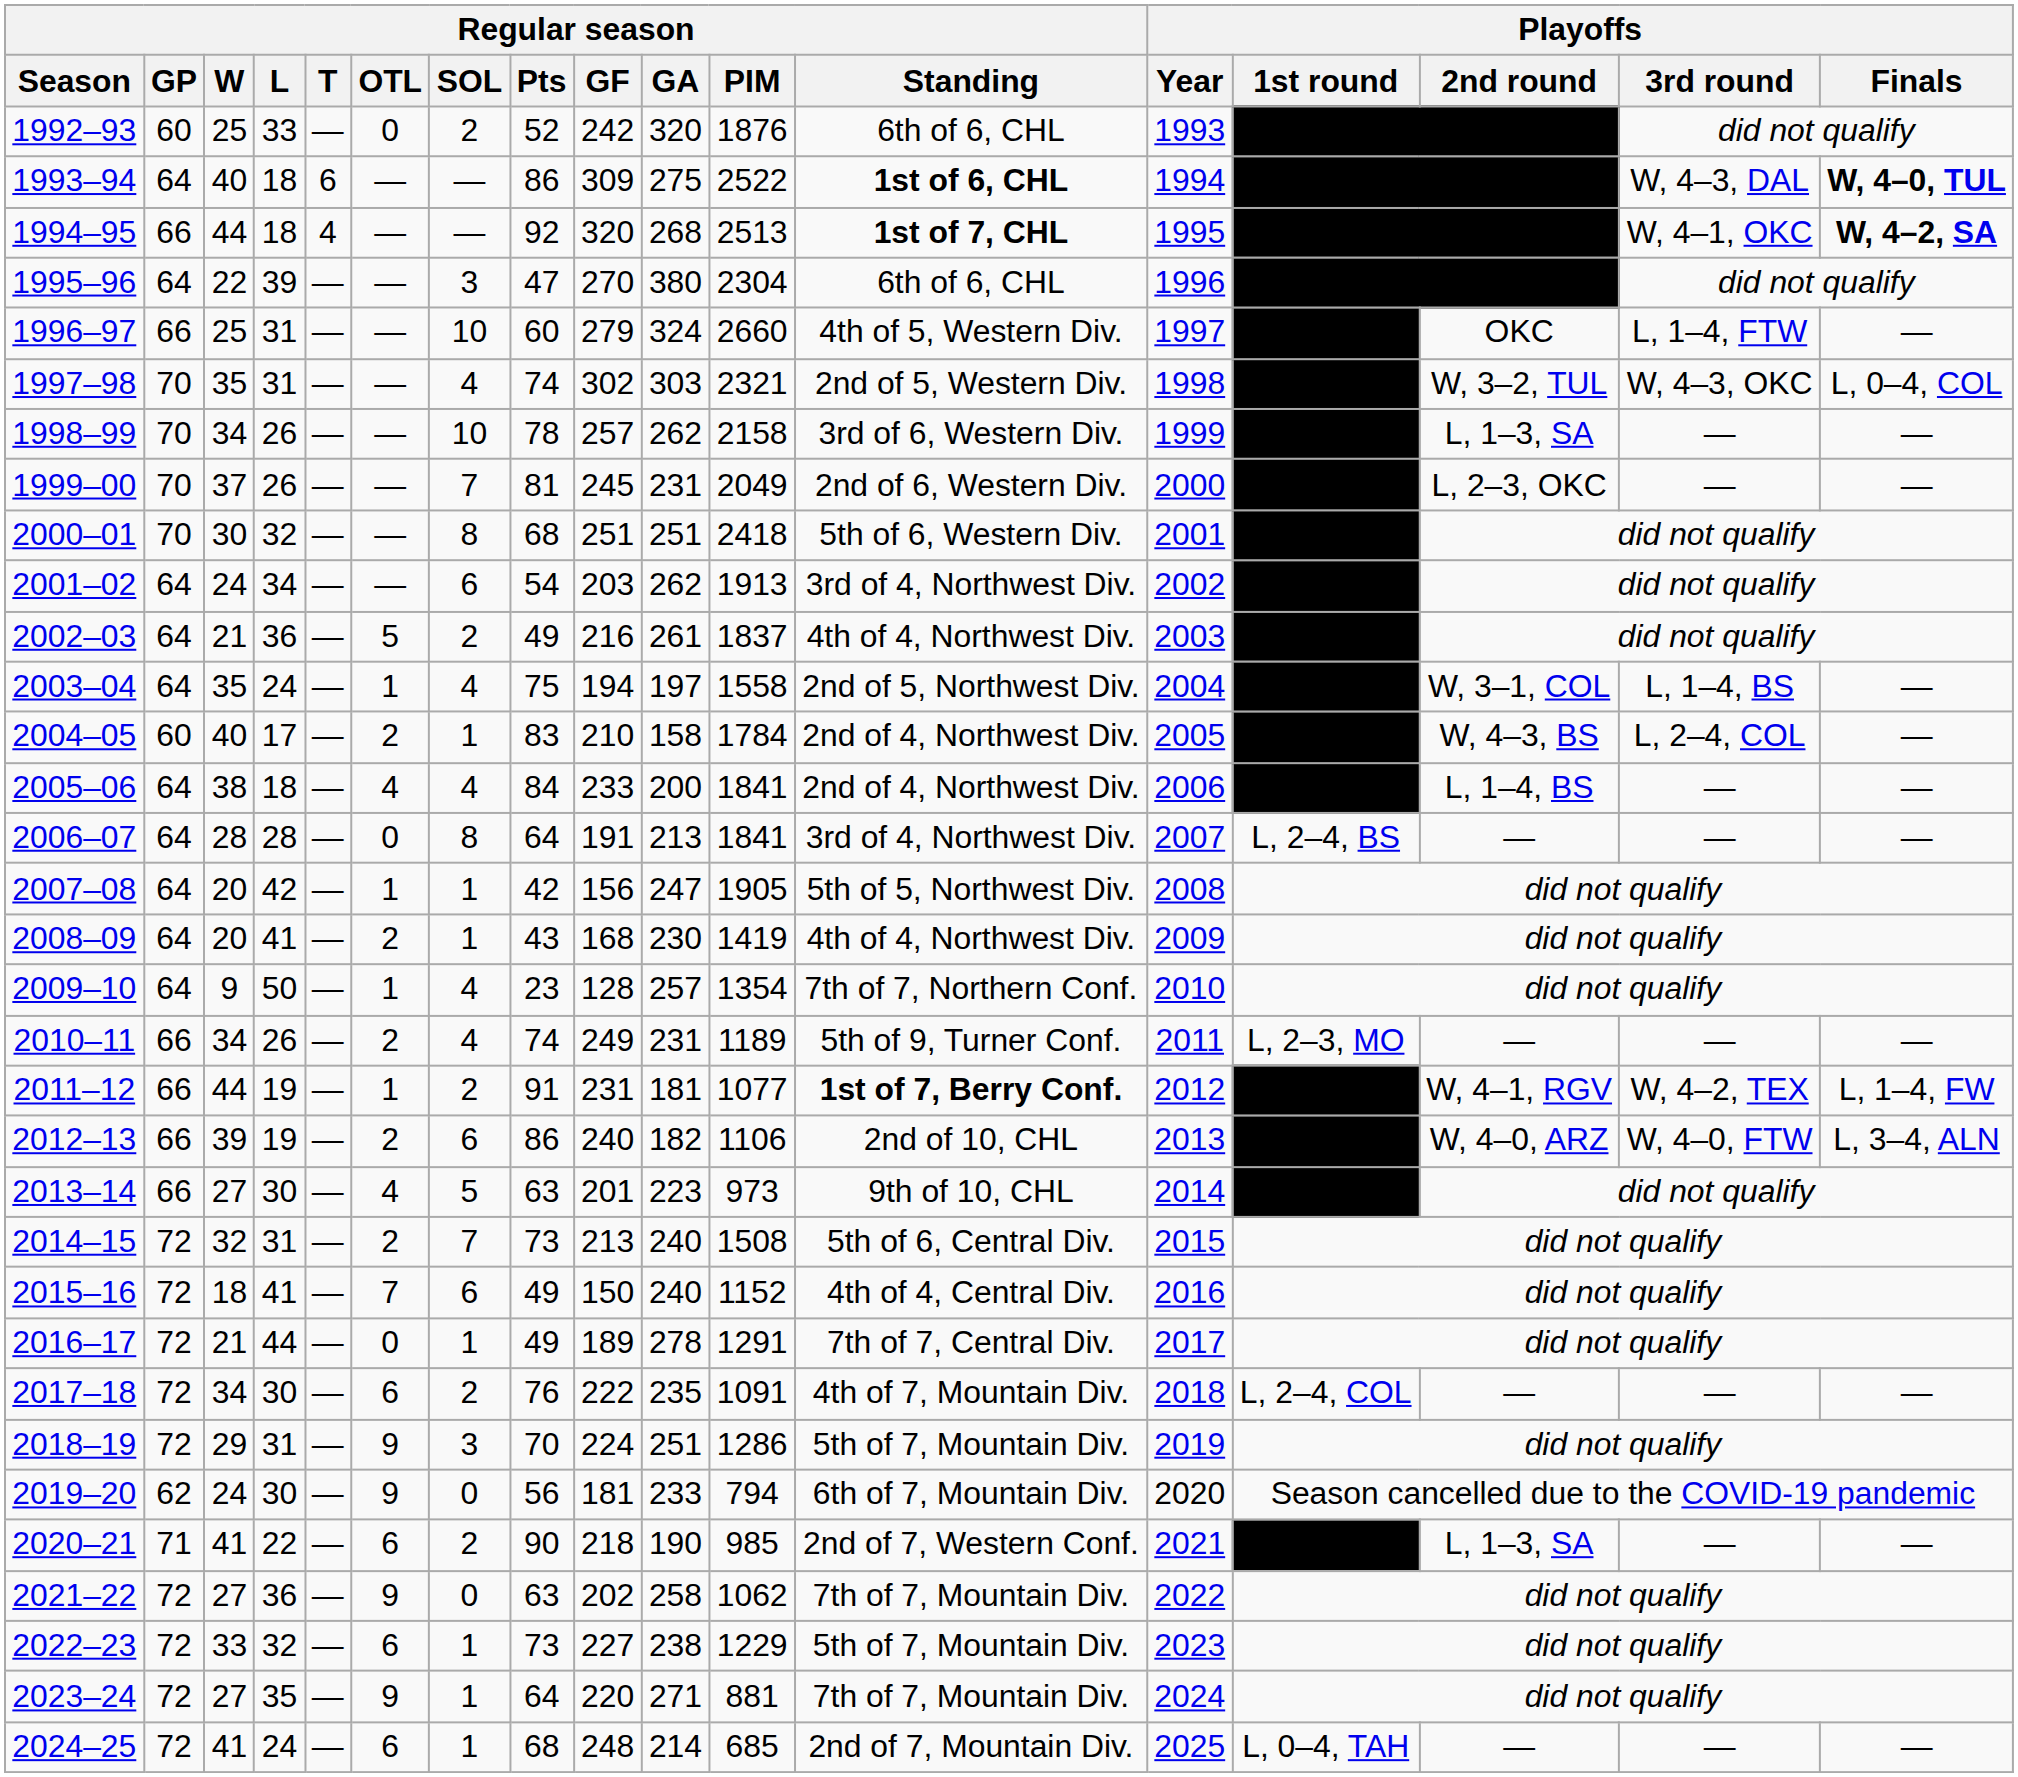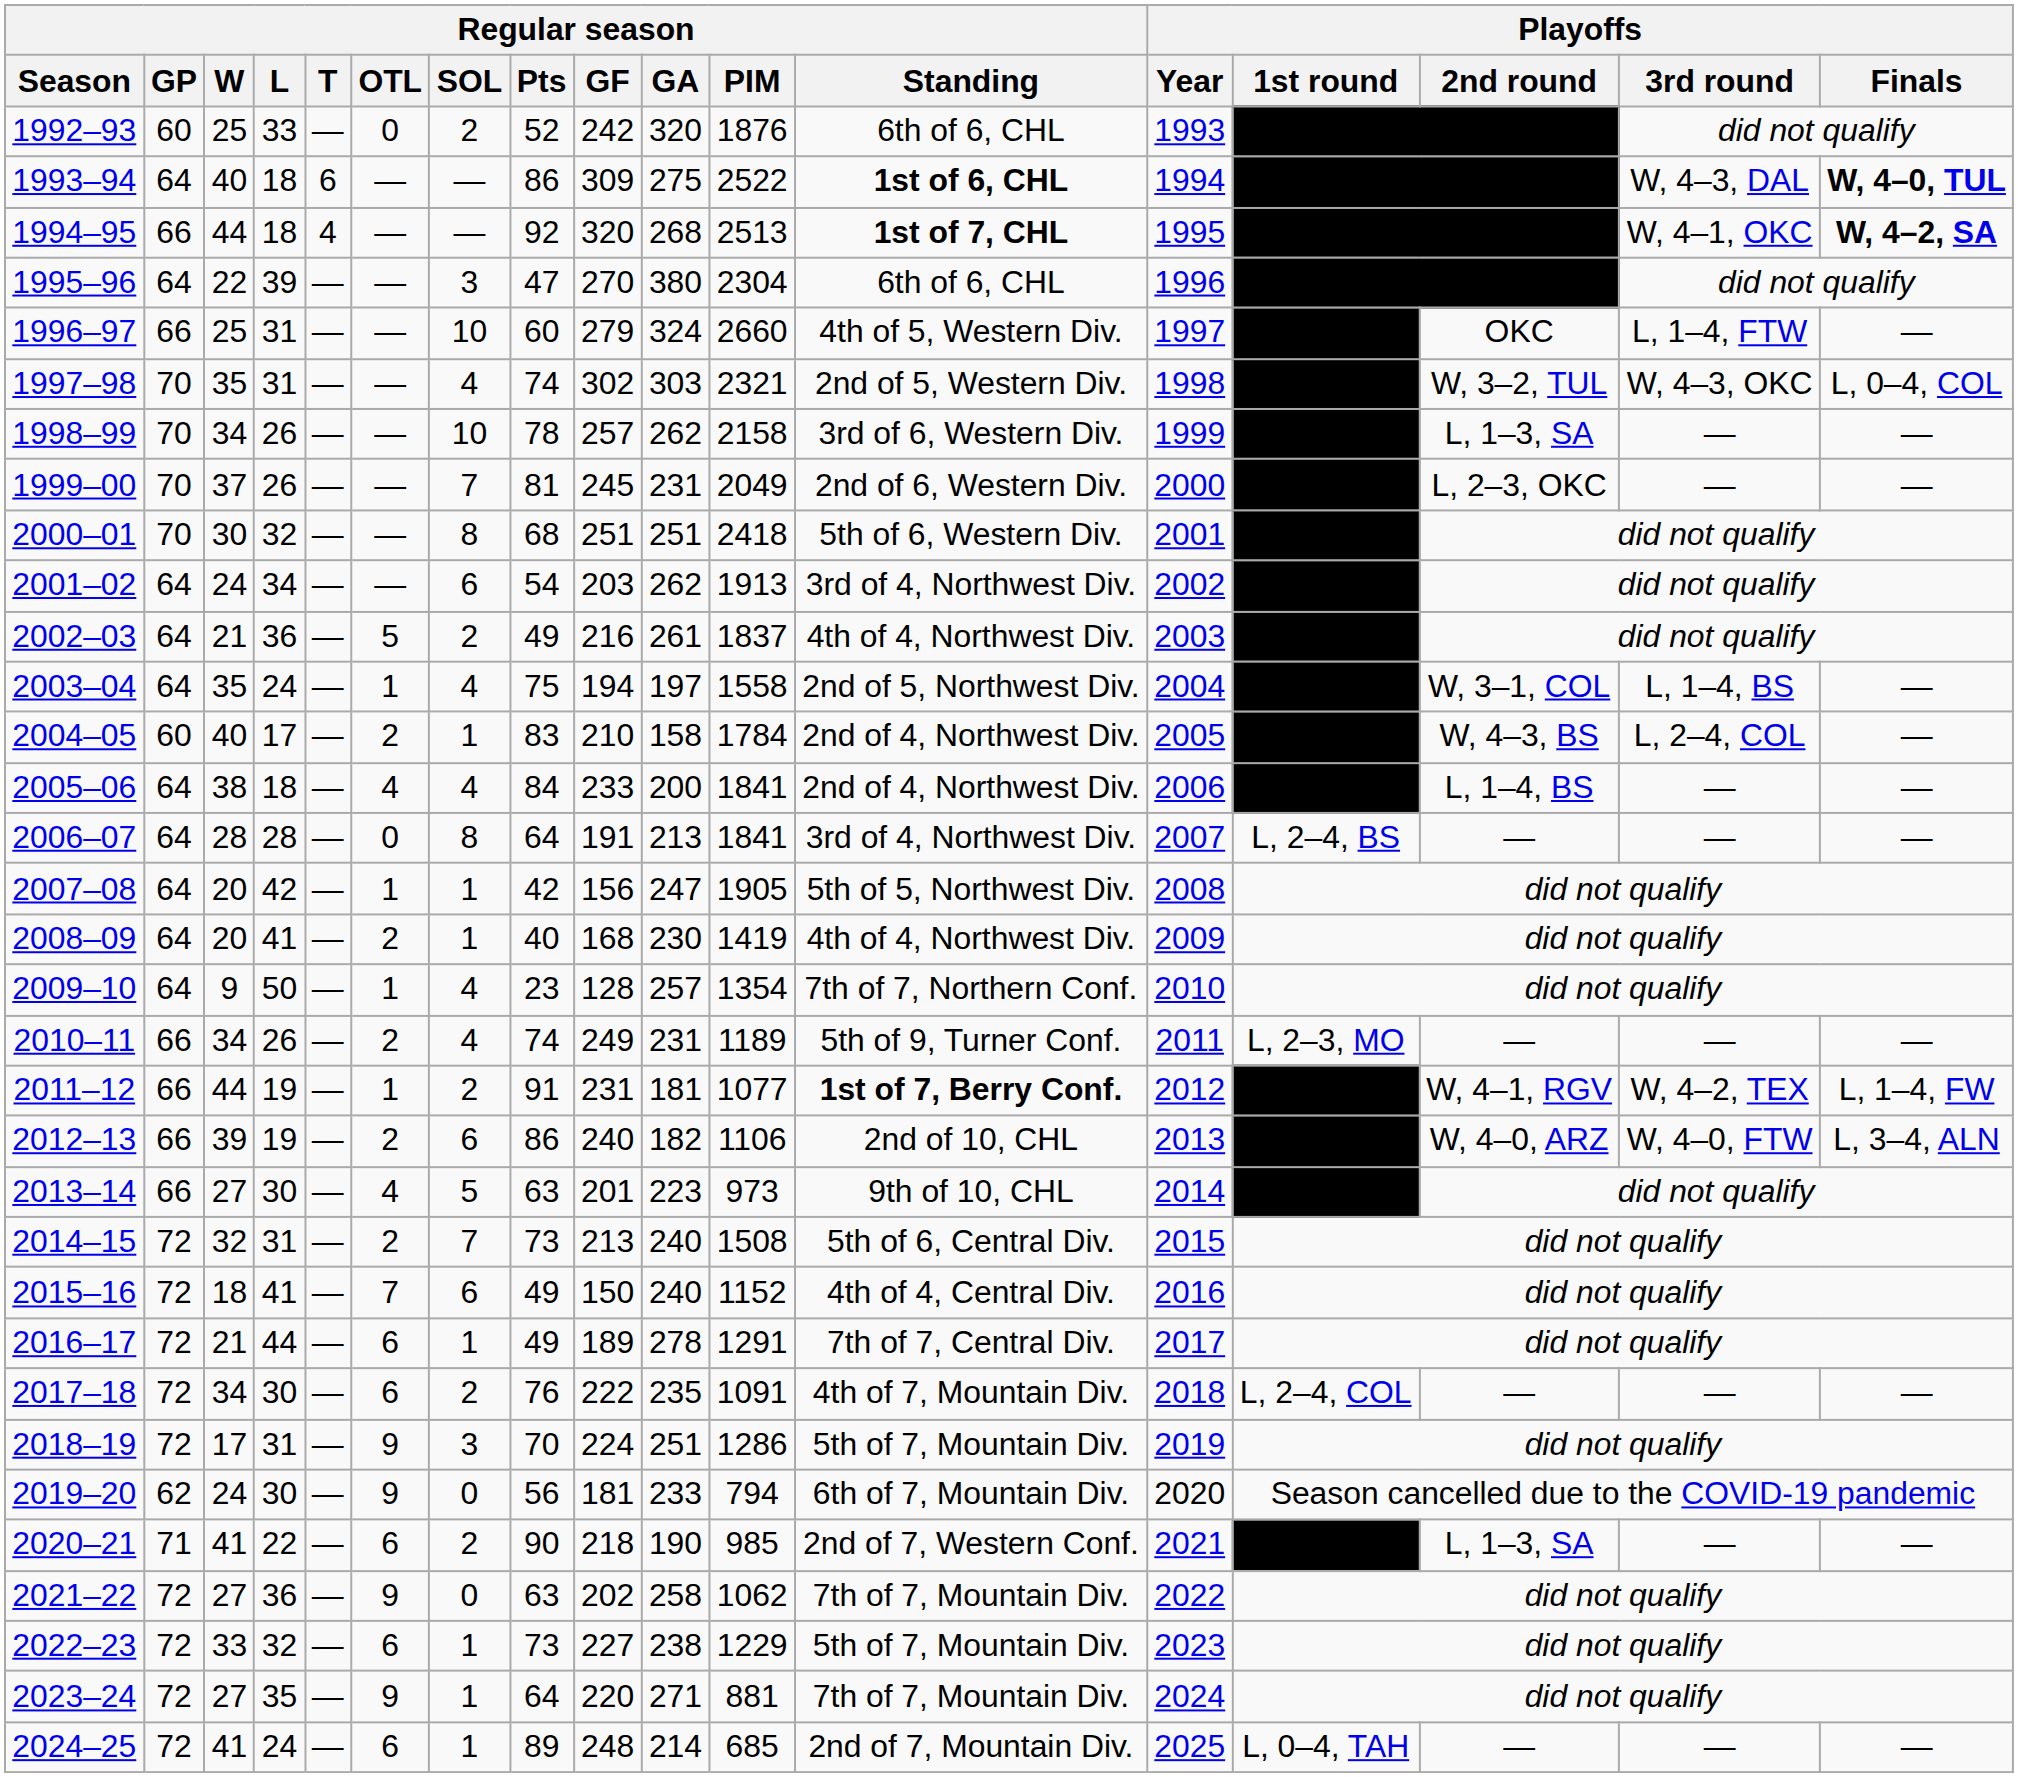(542, 938) 43 -> (542, 938) 40
(390, 1342) 0 -> (390, 1342) 6
(229, 1443) 29 -> (229, 1443) 17
(542, 1746) 68 -> (542, 1746) 89
